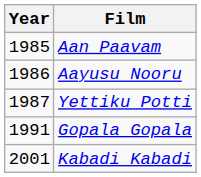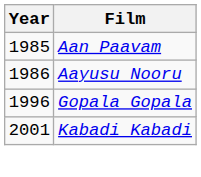- row: (125, 103)
(29, 131) 1991 -> (29, 103) 1996
